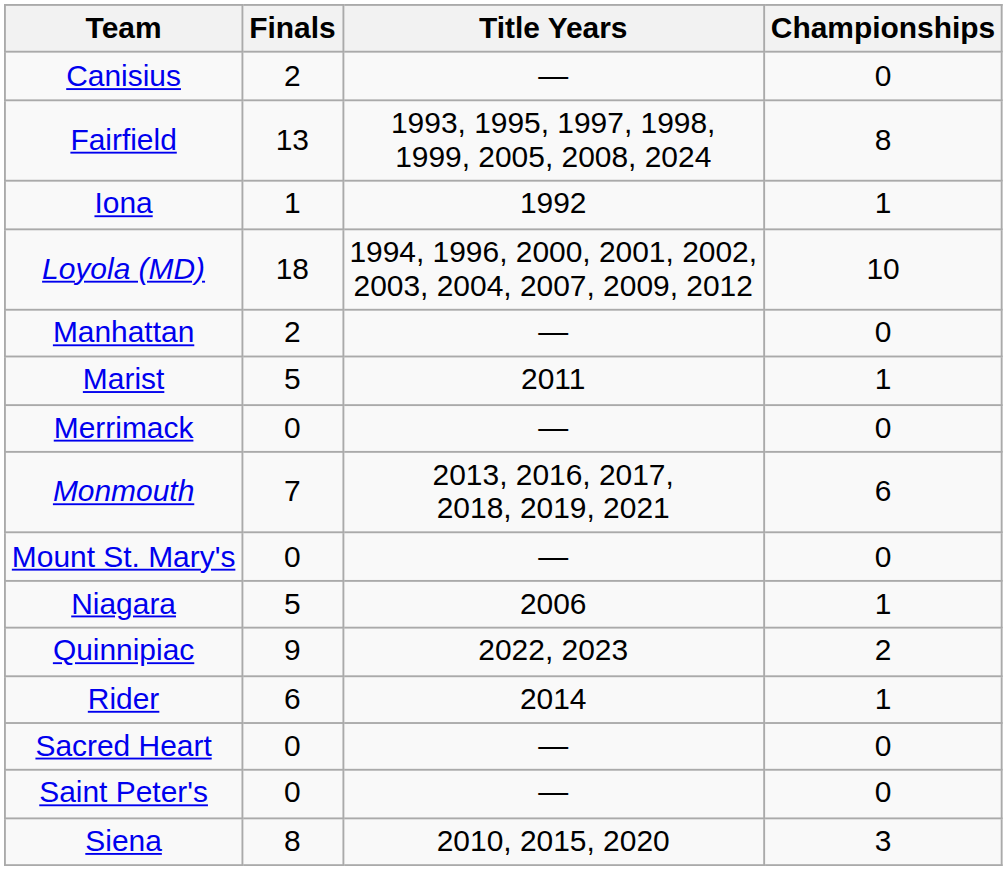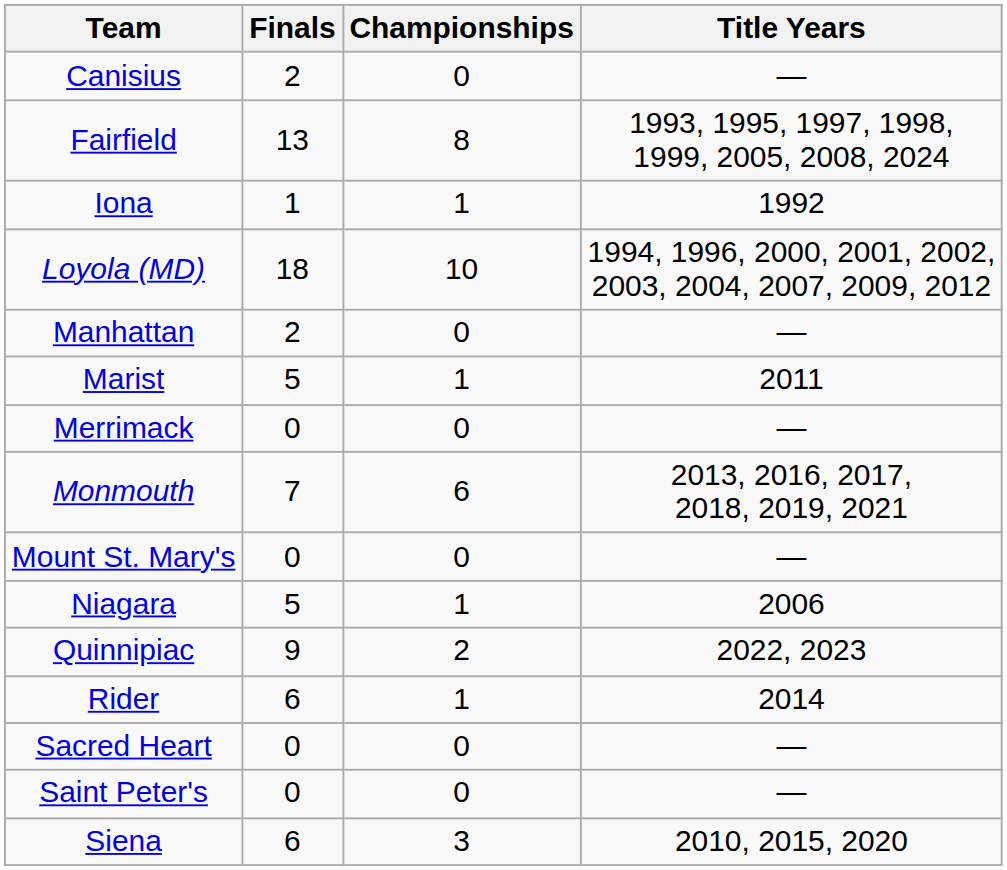columns swapped: (883, 28) <-> (553, 28)
(292, 840) 8 -> (292, 840) 6
